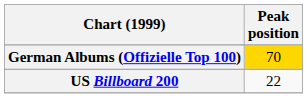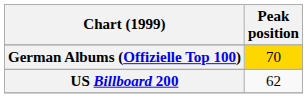(273, 81) 22 -> (273, 81) 62
